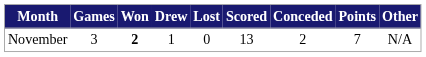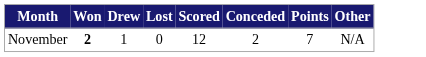- column: (94, 16)
(247, 39) 13 -> (199, 39) 12
